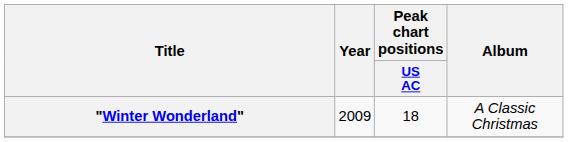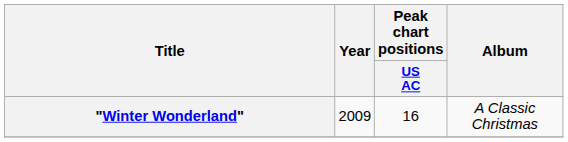(411, 116) 18 -> (411, 116) 16
